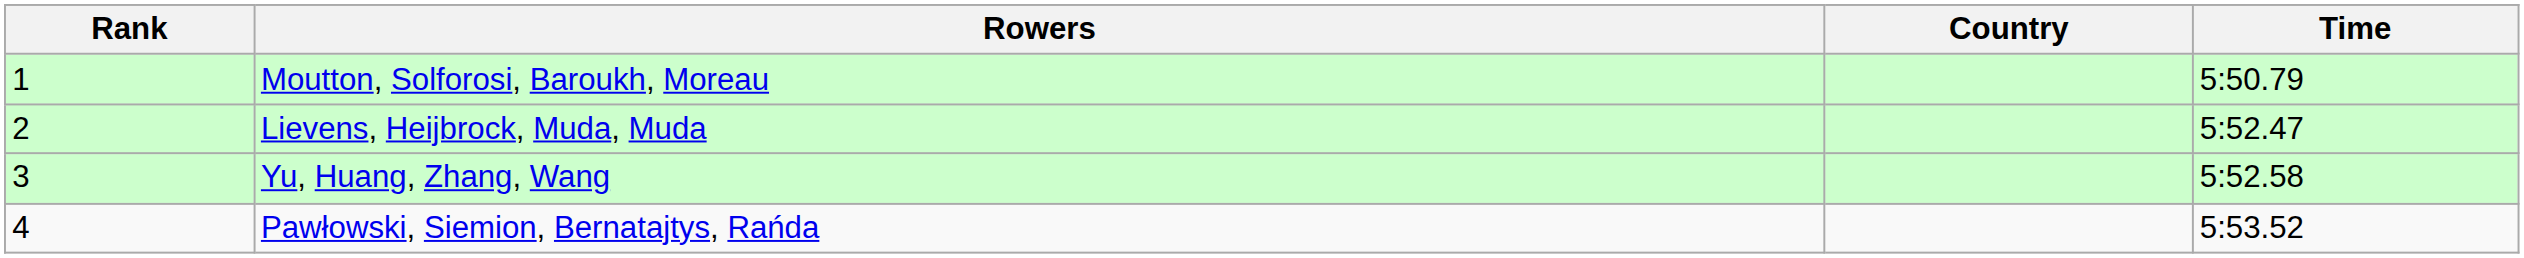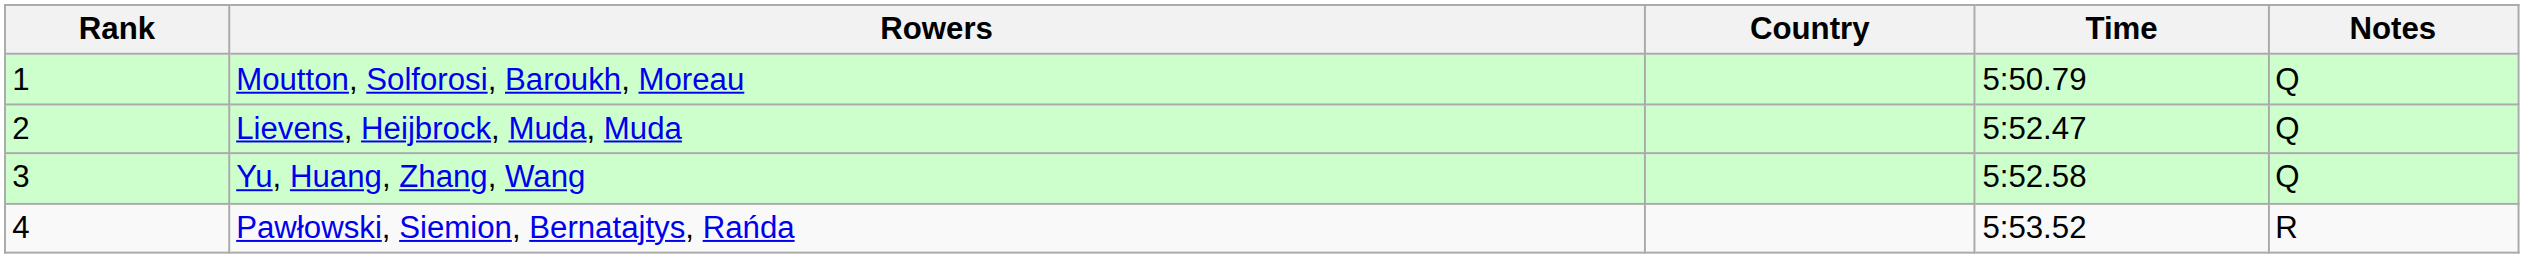+ column: (2393, 29)
